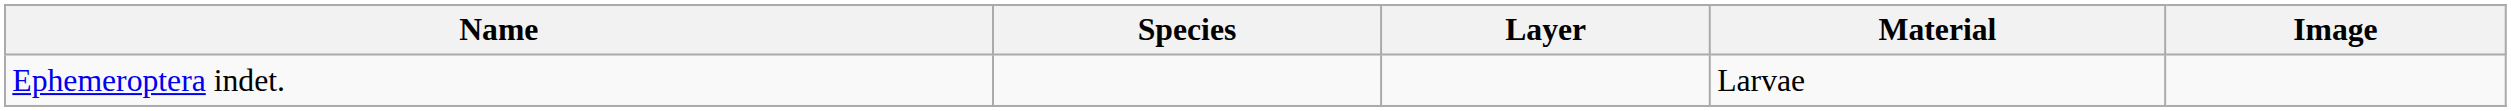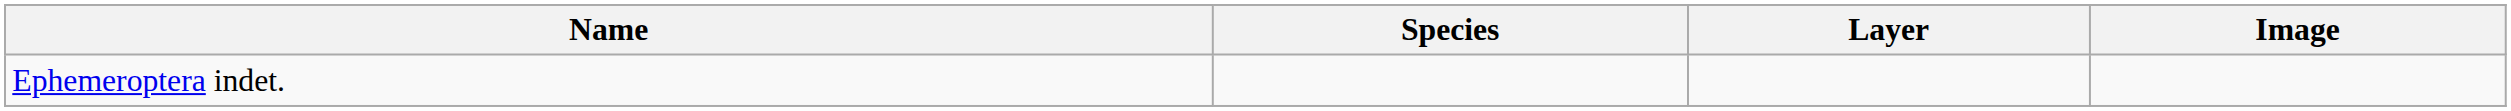- column: (1938, 29)
